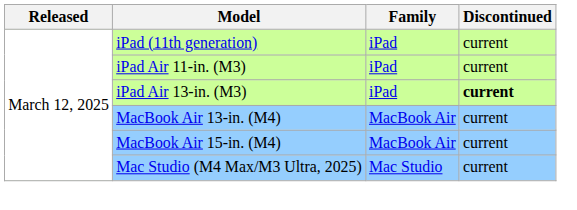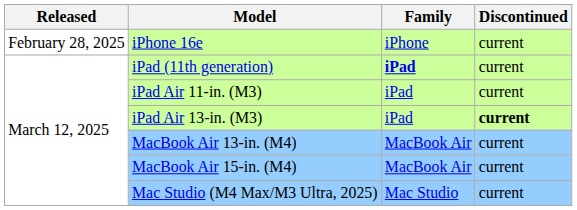+ row: (167, 42)
(383, 42) normal -> (400, 67) bold
